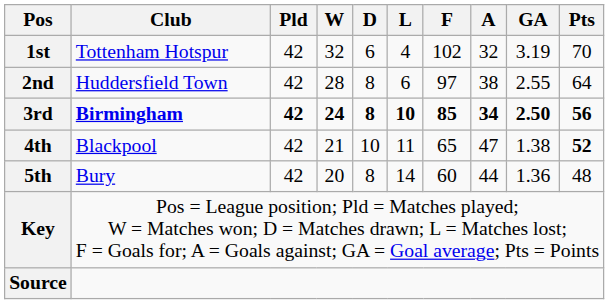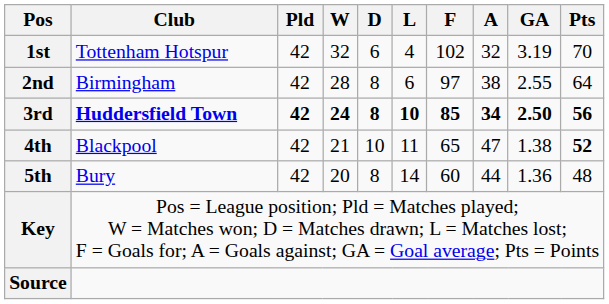(152, 82) Huddersfield Town -> (126, 82) Birmingham
(129, 113) Birmingham -> (156, 113) Huddersfield Town
